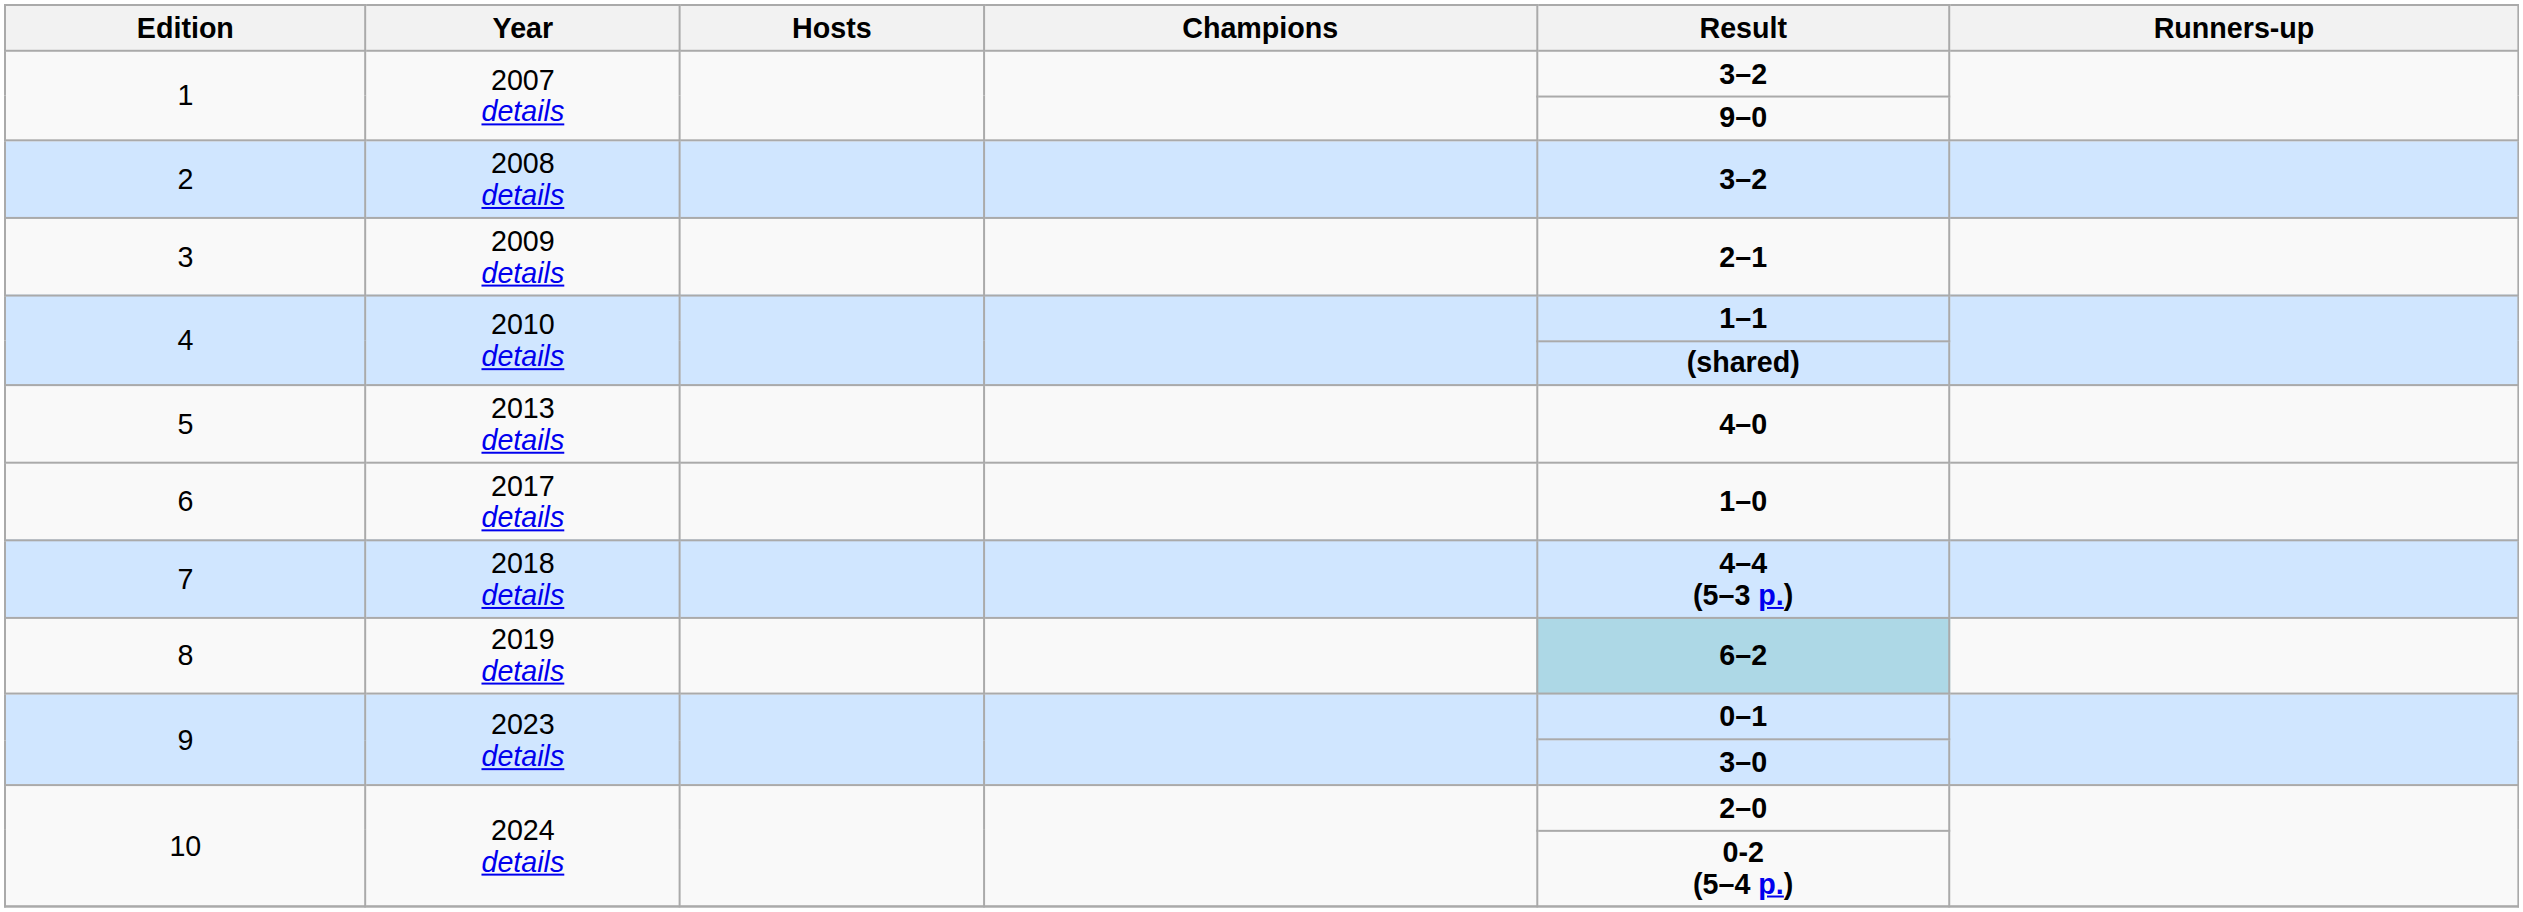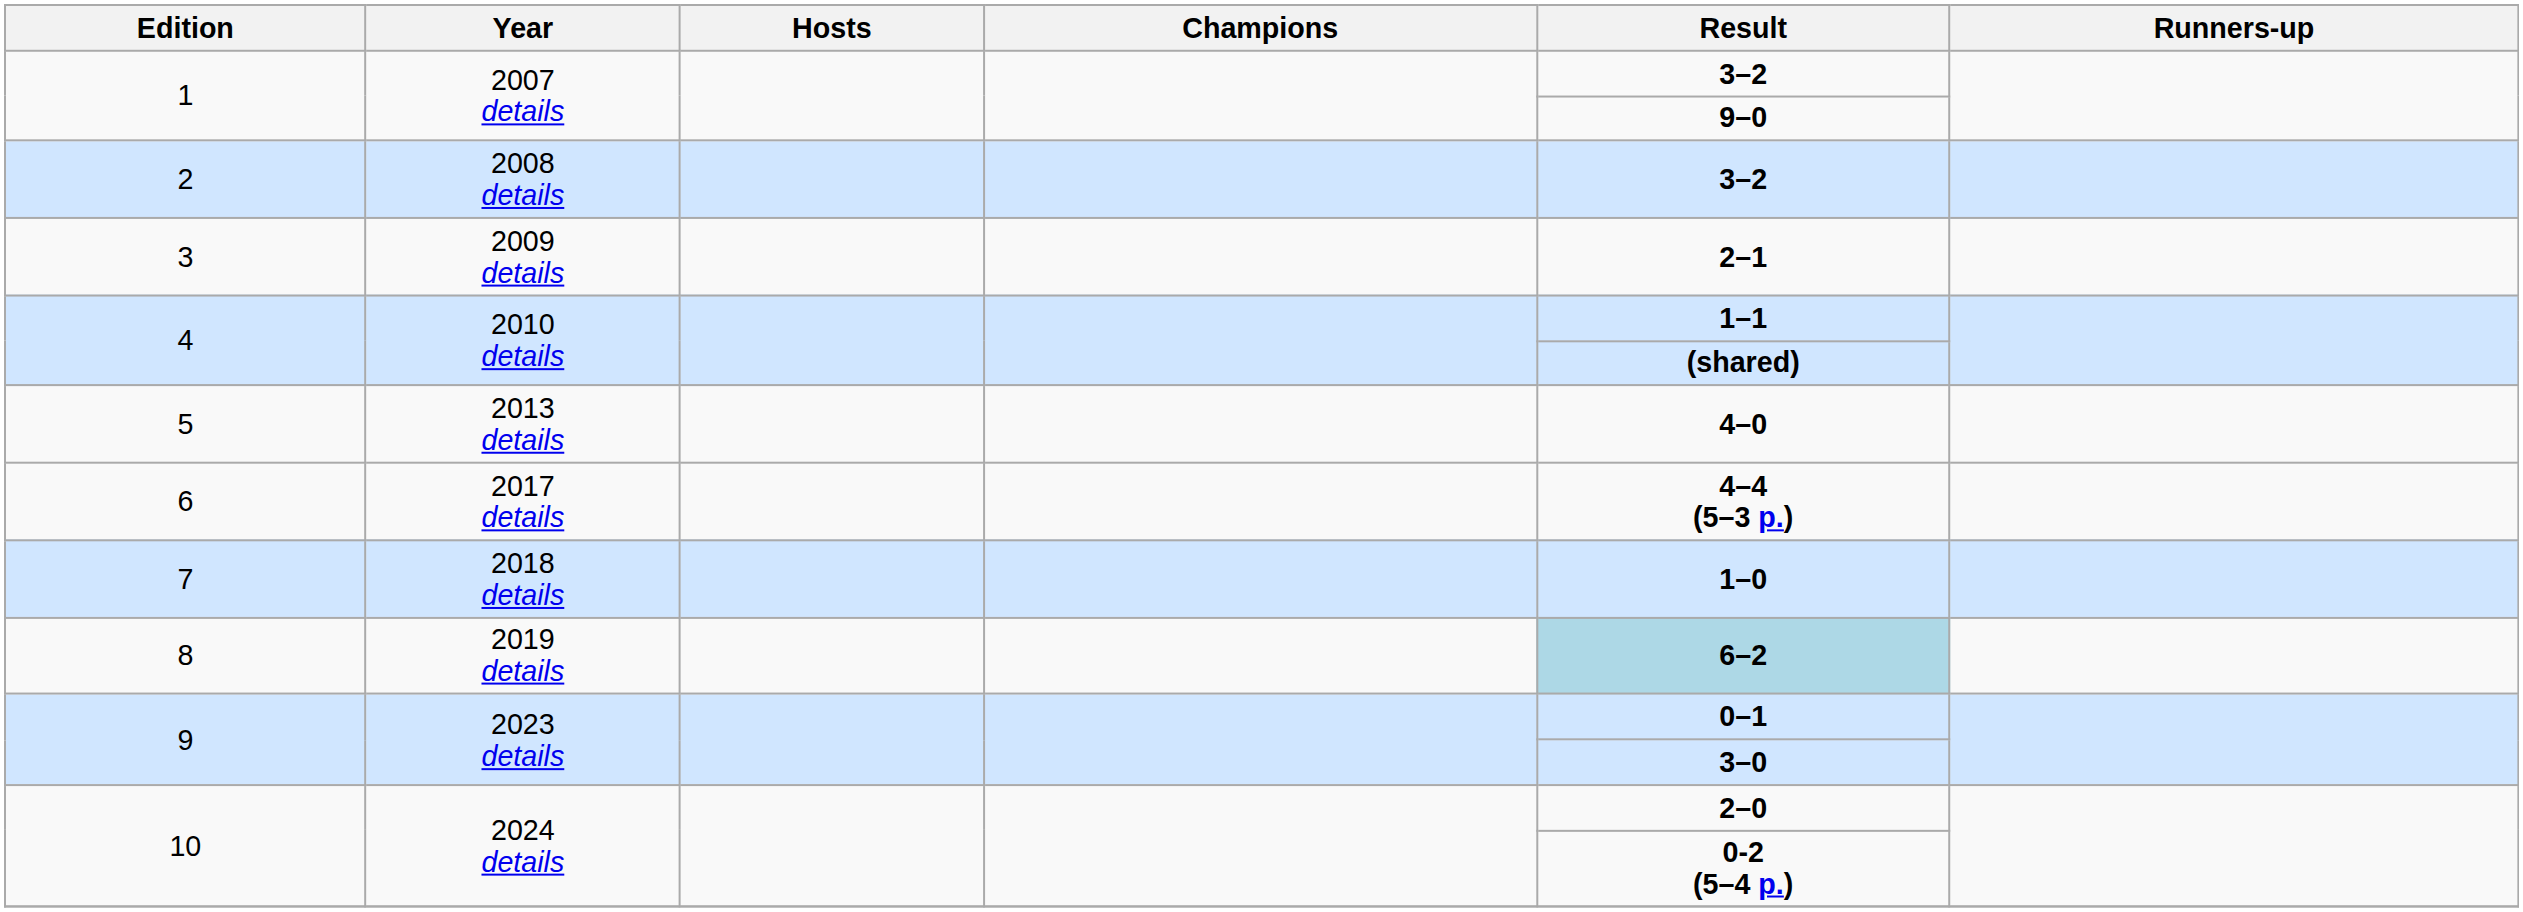(1743, 502) 1–0 -> (1743, 502) 4–4 (5–3 p.)
(1743, 579) 4–4 (5–3 p.) -> (1743, 579) 1–0
